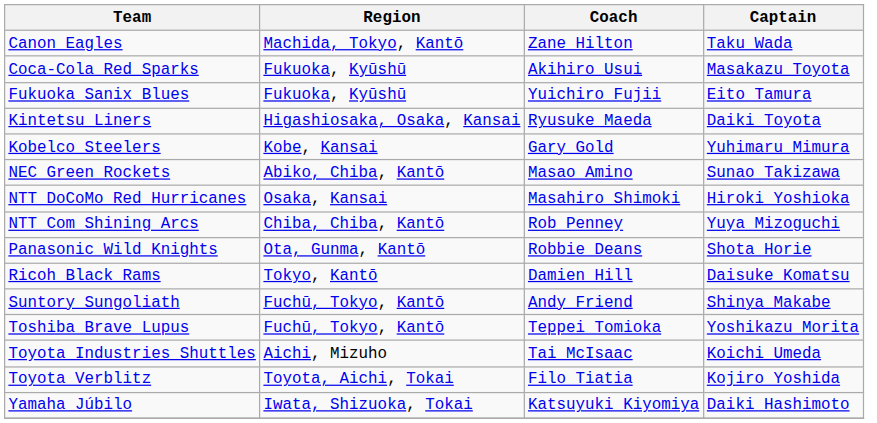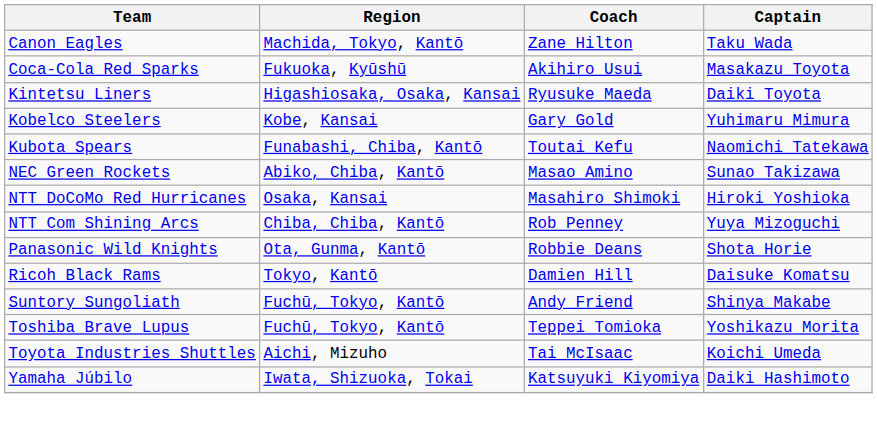- row: (99, 95)
+ row: (70, 147)
- row: (80, 379)
